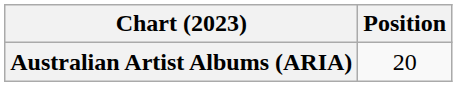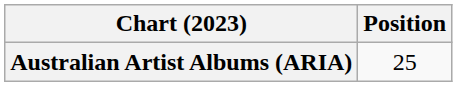(405, 61) 20 -> (405, 61) 25
